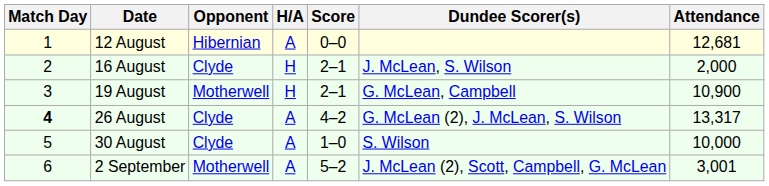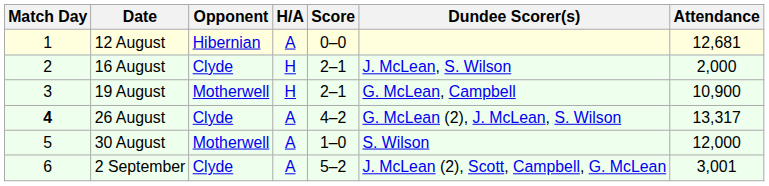(213, 142) Clyde -> (231, 142) Motherwell
(717, 142) 10,000 -> (717, 142) 12,000
(231, 167) Motherwell -> (213, 167) Clyde
